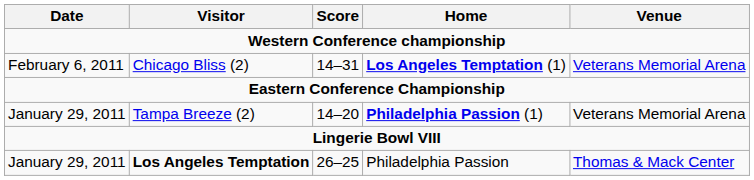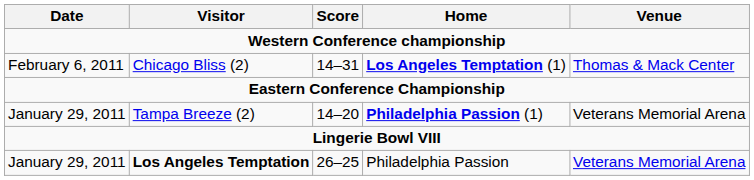(659, 65) Veterans Memorial Arena -> (654, 65) Thomas & Mack Center
(654, 162) Thomas & Mack Center -> (659, 162) Veterans Memorial Arena
